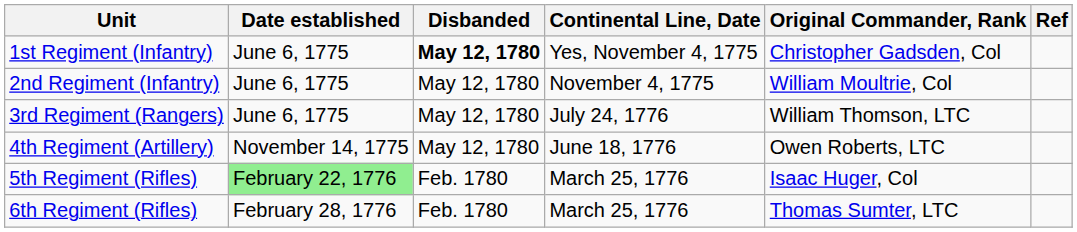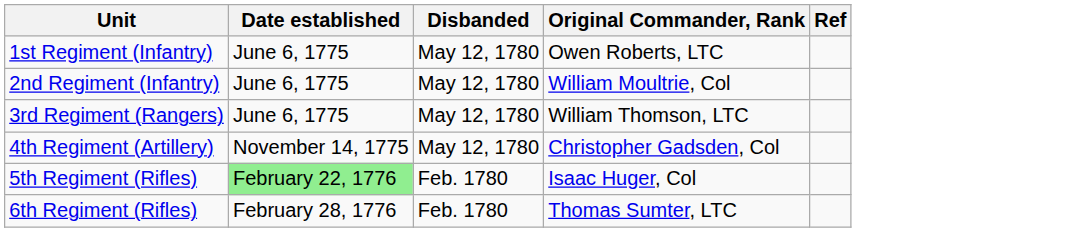- column: (655, 20)
(479, 52) bold -> (478, 52) normal
(885, 52) Christopher Gadsden, Col -> (636, 52) Owen Roberts, LTC
(857, 147) Owen Roberts, LTC -> (664, 147) Christopher Gadsden, Col
